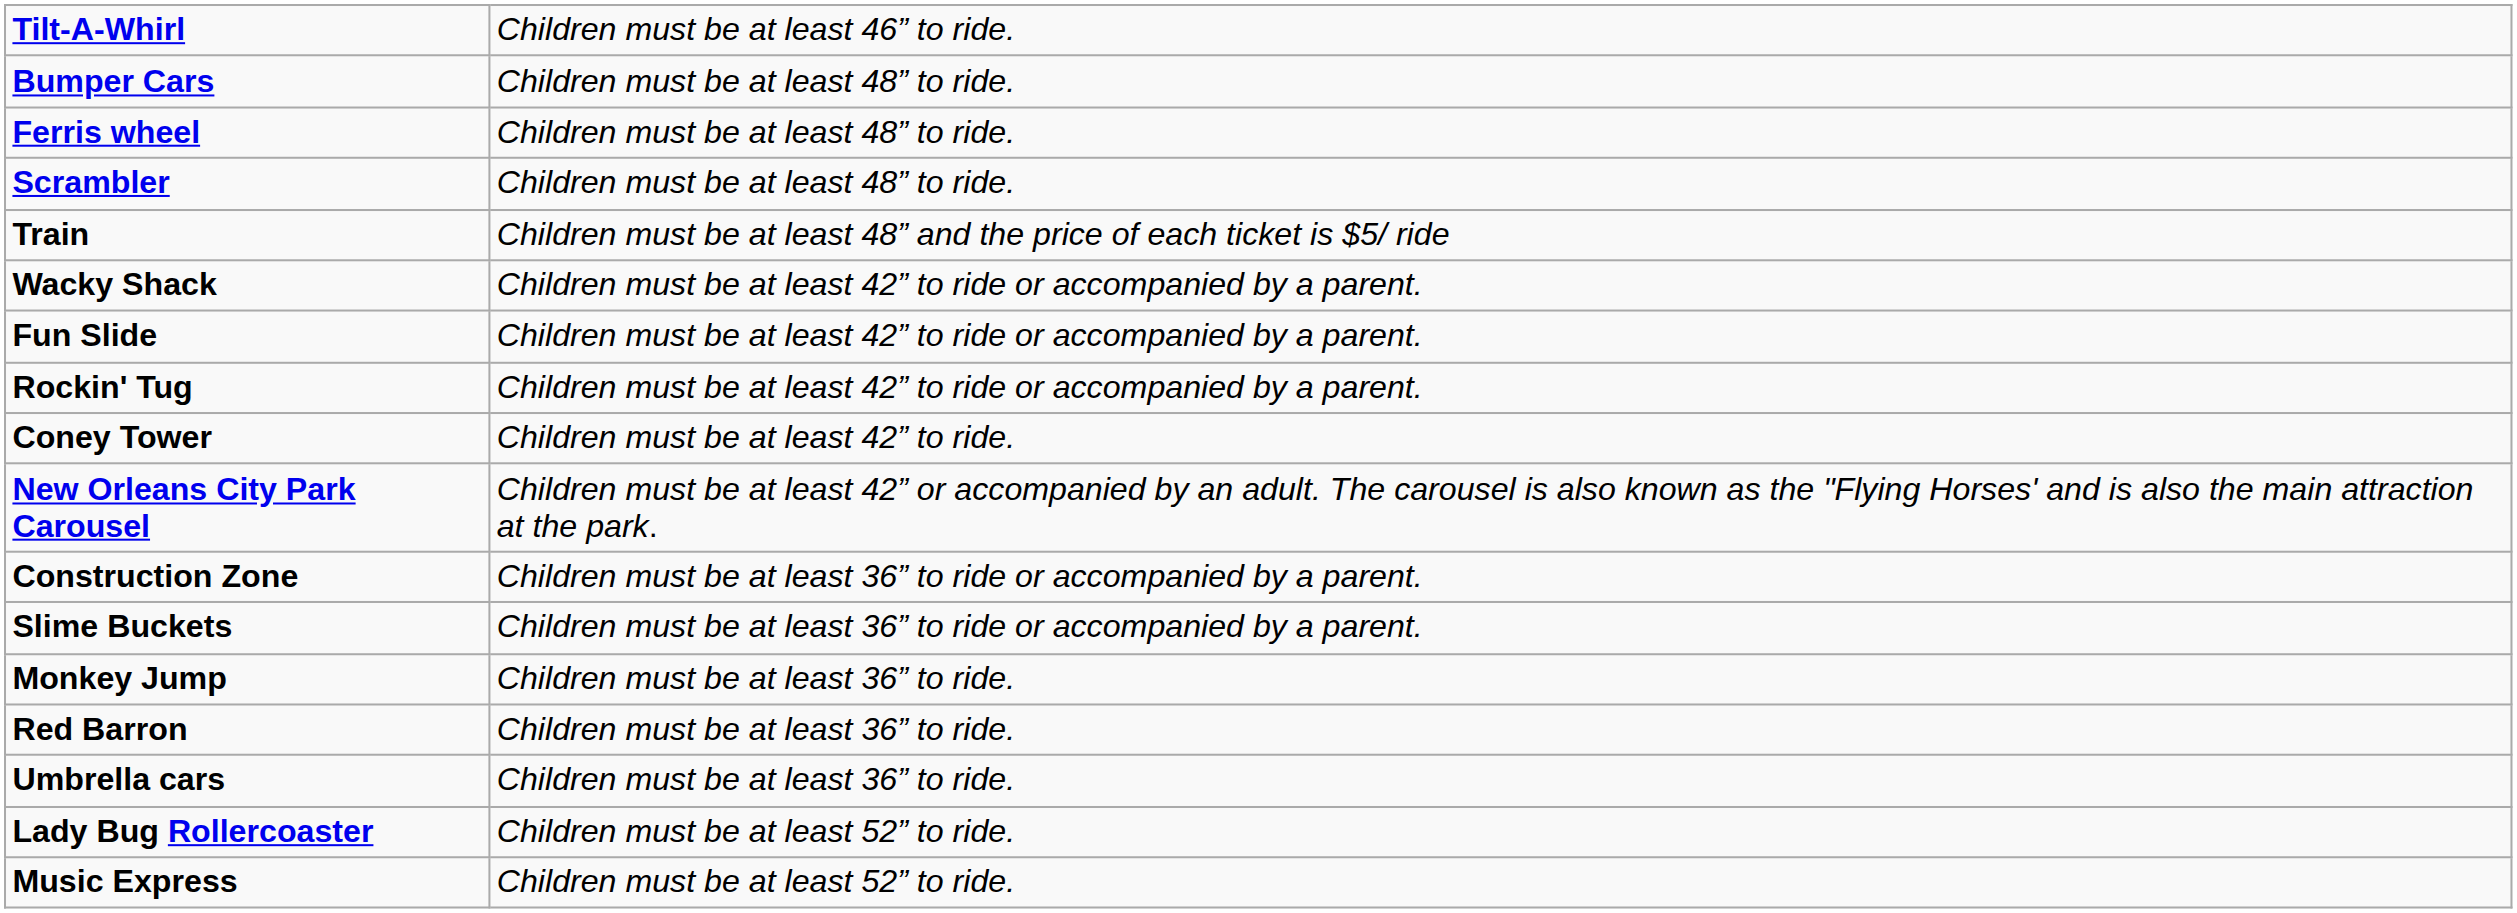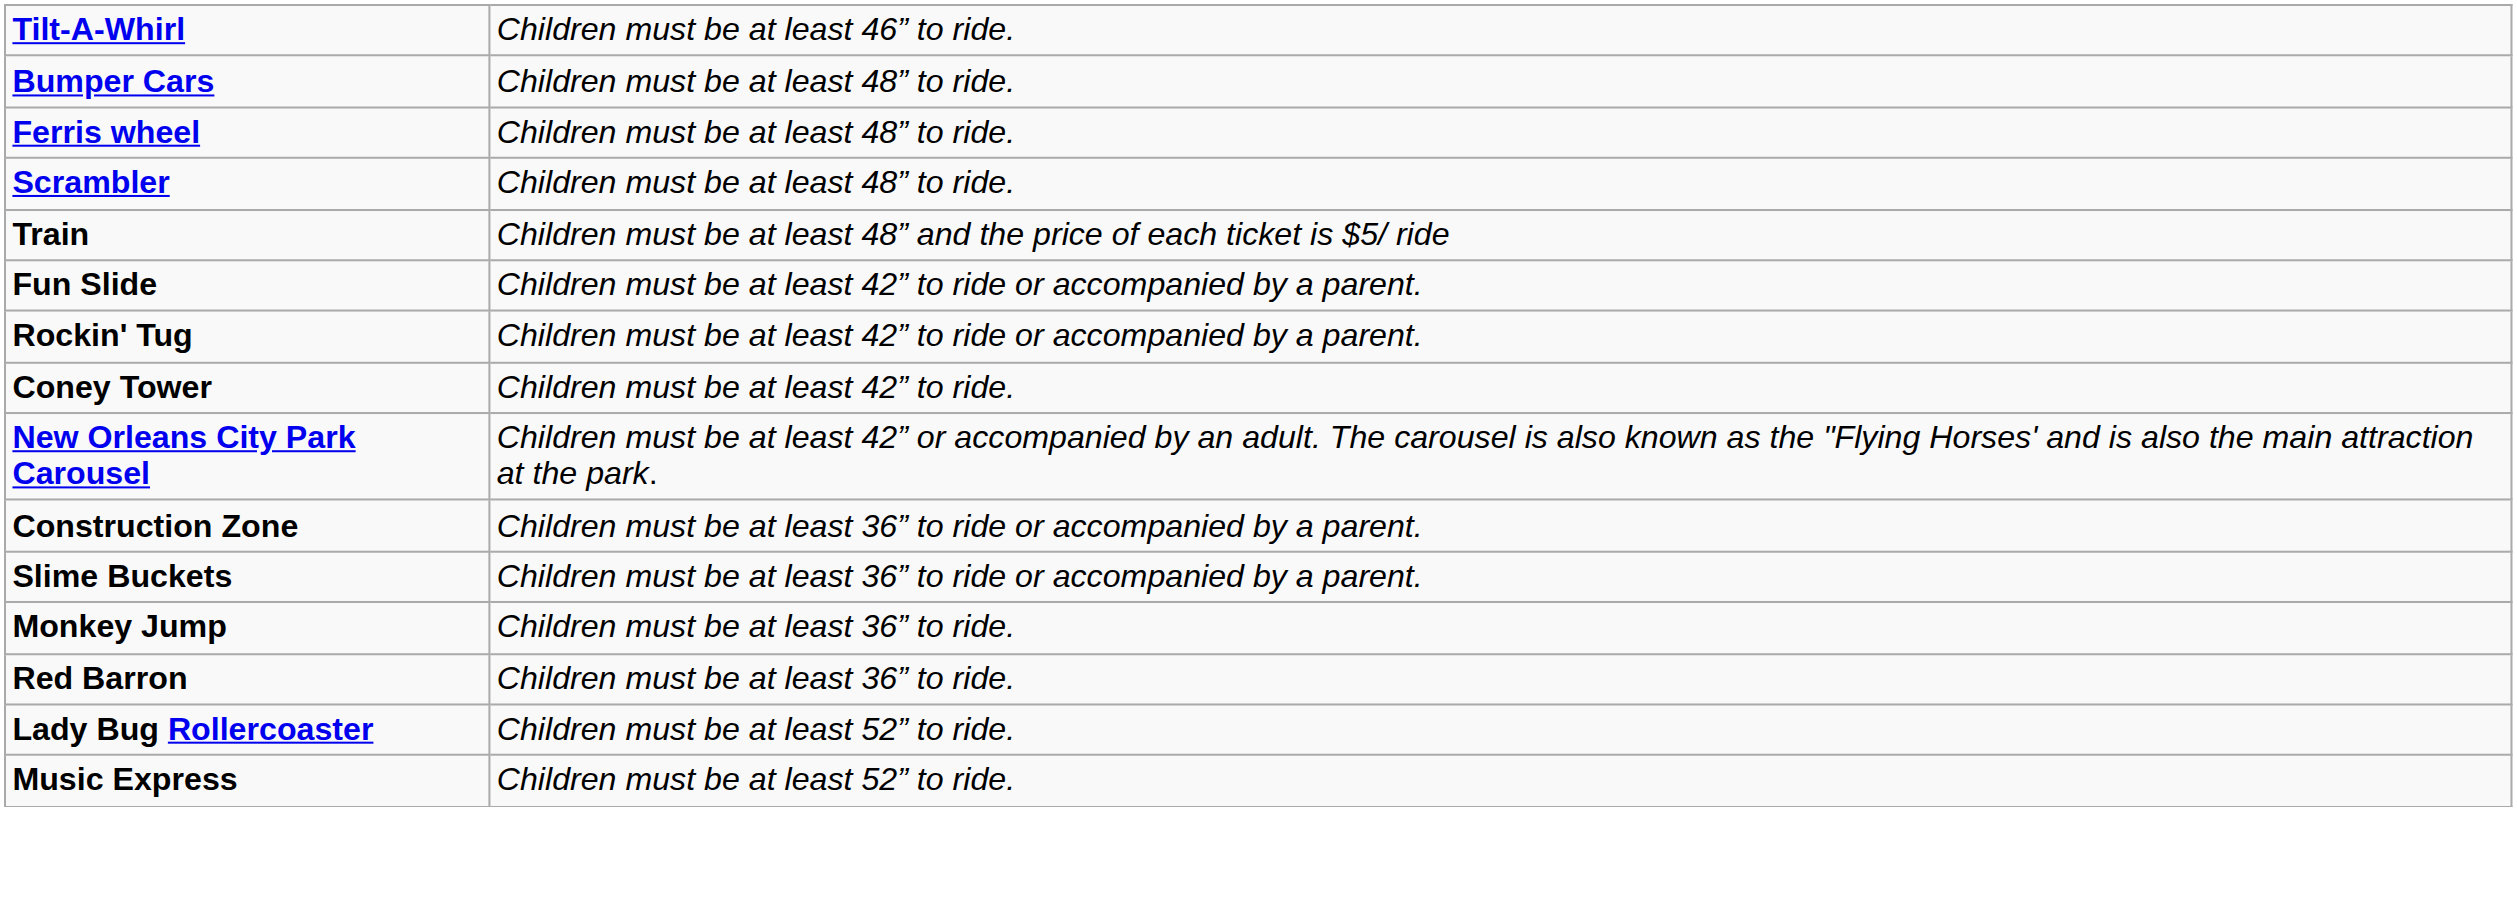- row: (115, 285)
- row: (119, 780)
